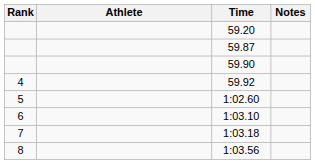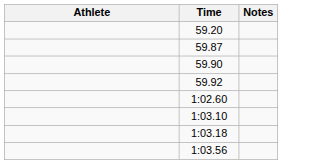- column: (20, 13)
